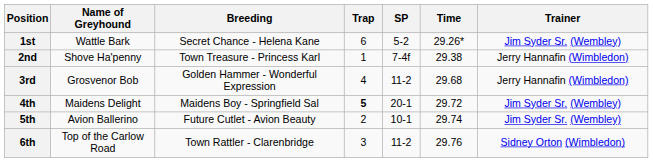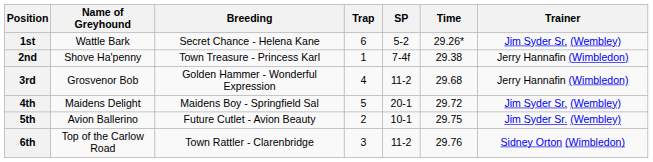(363, 103) bold -> (363, 103) normal
(449, 120) 29.74 -> (449, 120) 29.75
